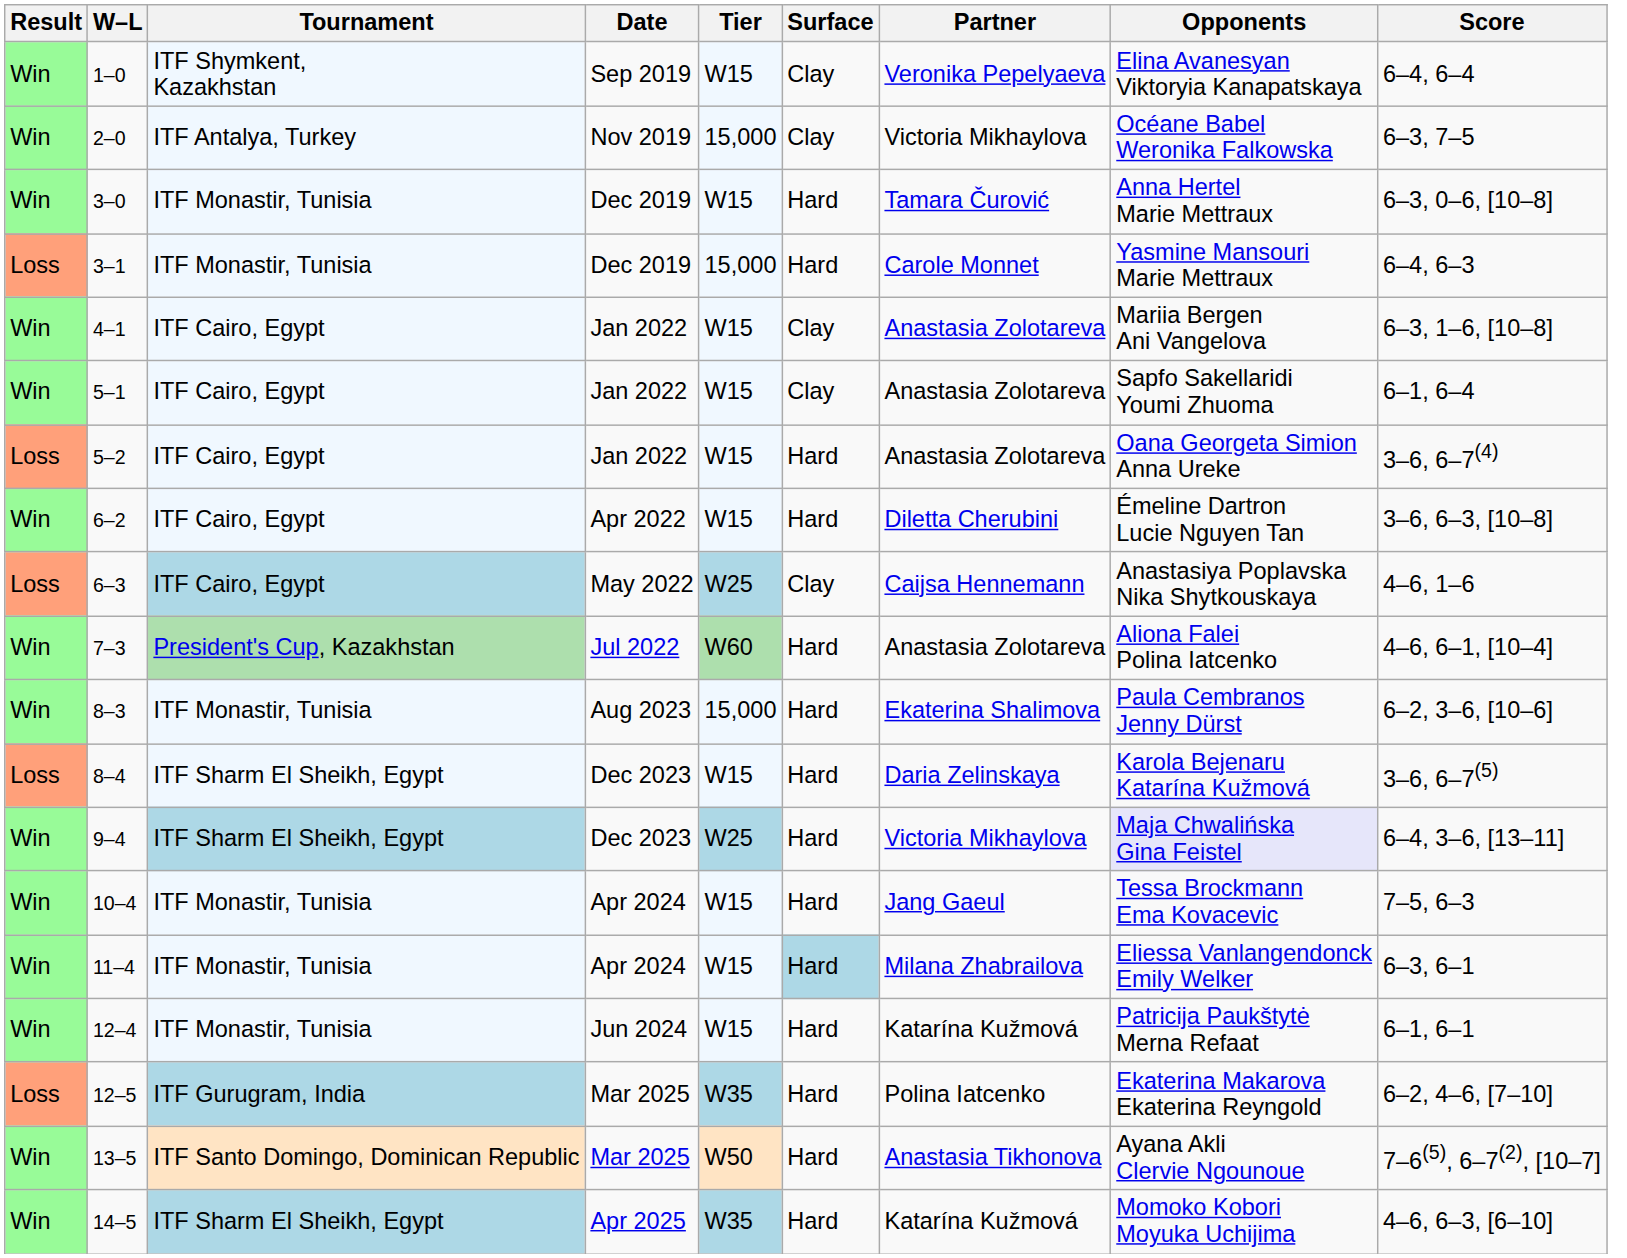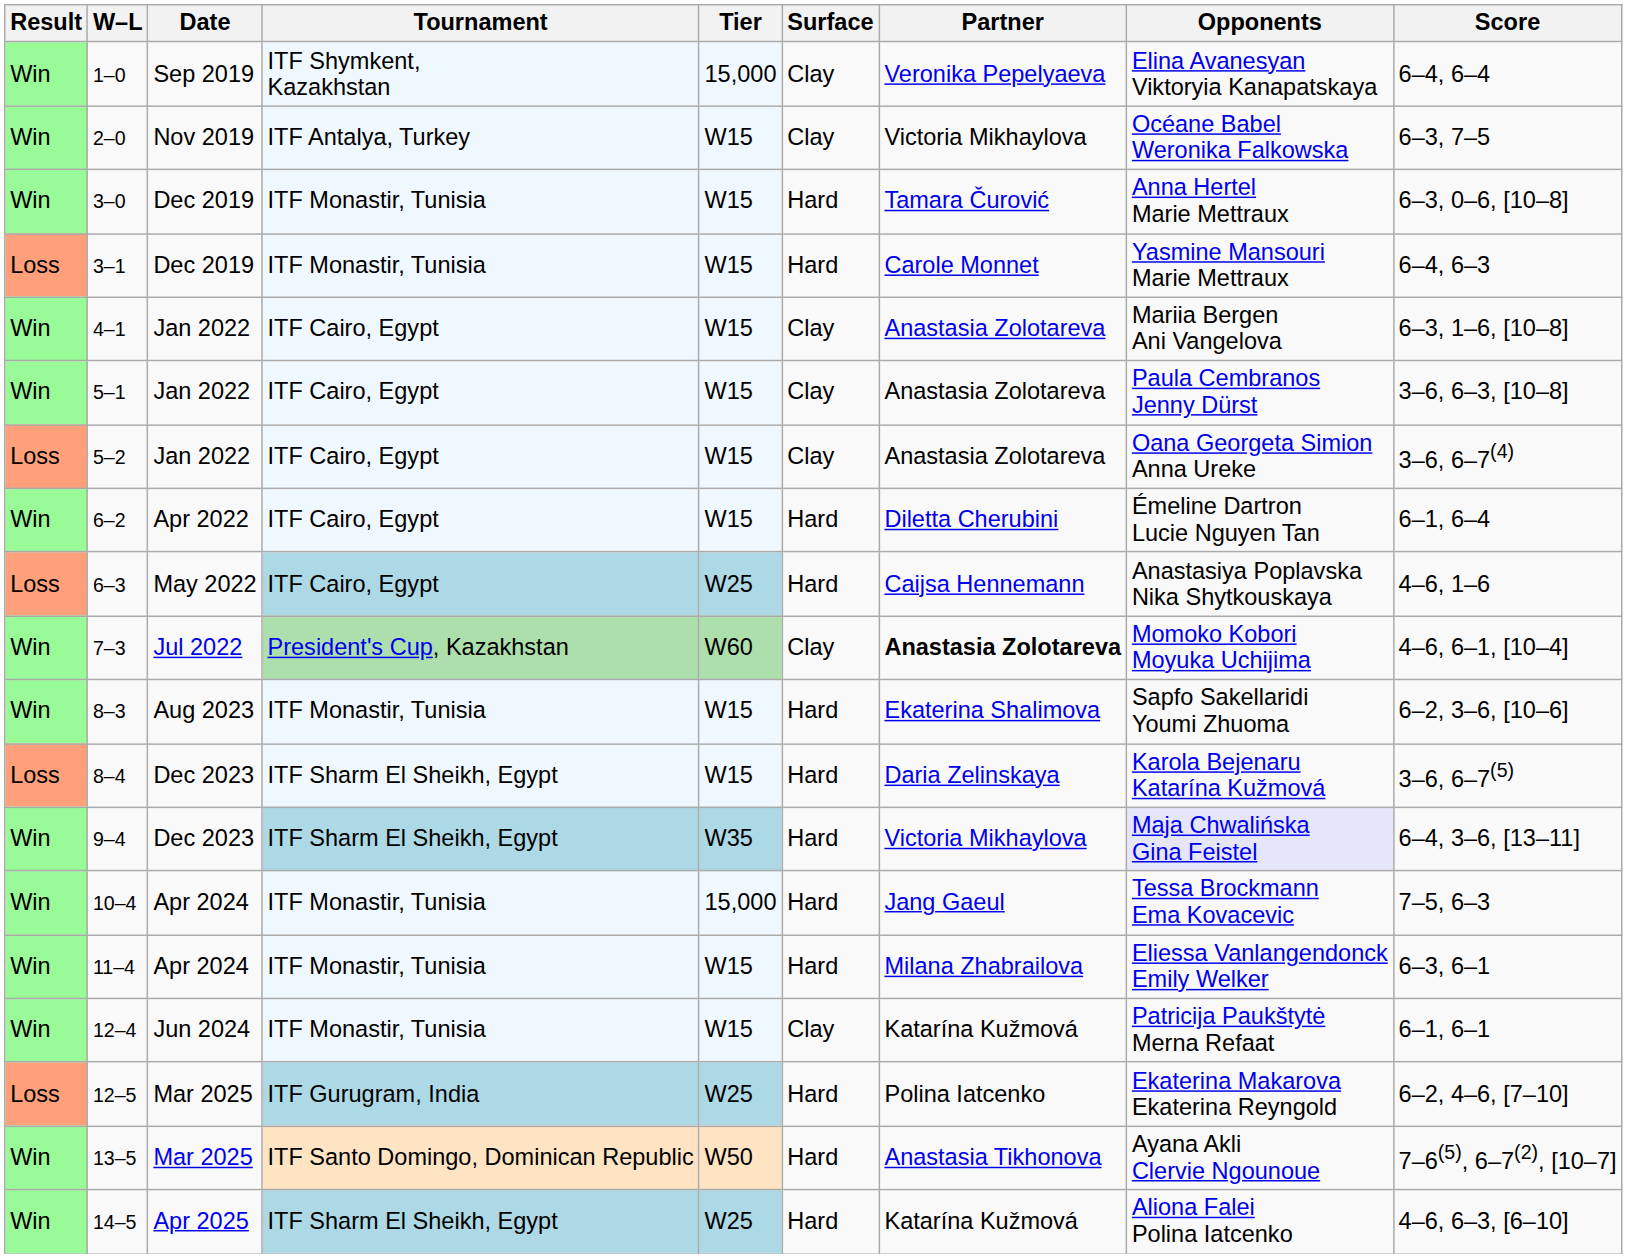columns swapped: (642, 23) <-> (366, 23)
(729, 73) W15 -> (740, 73) 15,000
(740, 137) 15,000 -> (729, 137) W15
(740, 264) 15,000 -> (729, 264) W15
(1205, 392) Sapfo Sakellaridi Youmi Zhuoma -> (1226, 392) Paula Cembranos Jenny Dürst
(1429, 392) 6–1, 6–4 -> (1484, 392) 3–6, 6–3, [10–8]
(813, 456) Hard -> (811, 456) Clay
(1468, 520) 3–6, 6–3, [10–8] -> (1444, 520) 6–1, 6–4
(811, 583) Clay -> (813, 583) Hard
(813, 647) Hard -> (811, 647) Clay
(995, 647) normal -> (1003, 647) bold
(1197, 647) Aliona Falei Polina Iatcenko -> (1221, 647) Momoko Kobori Moyuka Uchijima
(740, 711) 15,000 -> (729, 711) W15
(1210, 711) Paula Cembranos Jenny Dürst -> (1220, 711) Sapfo Sakellaridi Youmi Zhuoma
(729, 838) W25 -> (729, 838) W35
(729, 902) W15 -> (740, 902) 15,000
(813, 966) lightblue background -> (813, 966) no background
(813, 1030) Hard -> (811, 1030) Clay
(729, 1093) W35 -> (729, 1093) W25
(729, 1221) W35 -> (729, 1221) W25
(1206, 1221) Momoko Kobori Moyuka Uchijima -> (1212, 1221) Aliona Falei Polina Iatcenko
